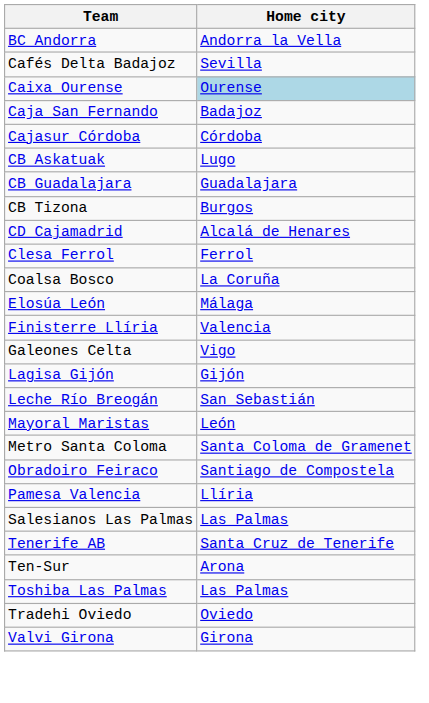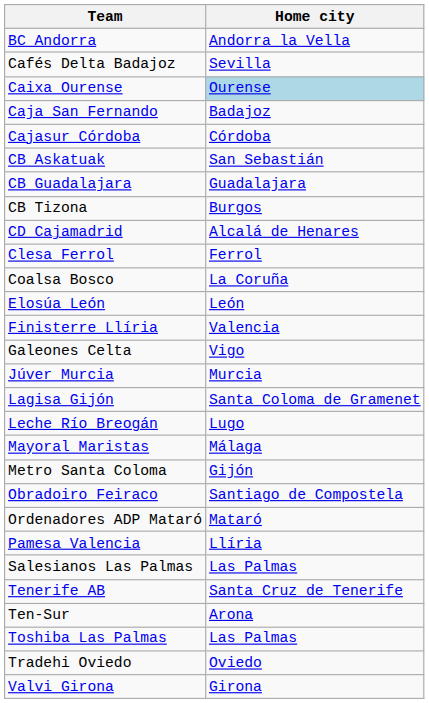(218, 160) Lugo -> (266, 160) San Sebastián
(227, 304) Málaga -> (227, 304) León
+ row: (61, 376)
(222, 376) Gijón -> (315, 400) Santa Coloma de Gramenet
(257, 400) San Sebastián -> (227, 424) Lugo
(218, 424) León -> (235, 447) Málaga
(306, 447) Santa Coloma de Gramenet -> (231, 471) Gijón
+ row: (105, 519)
